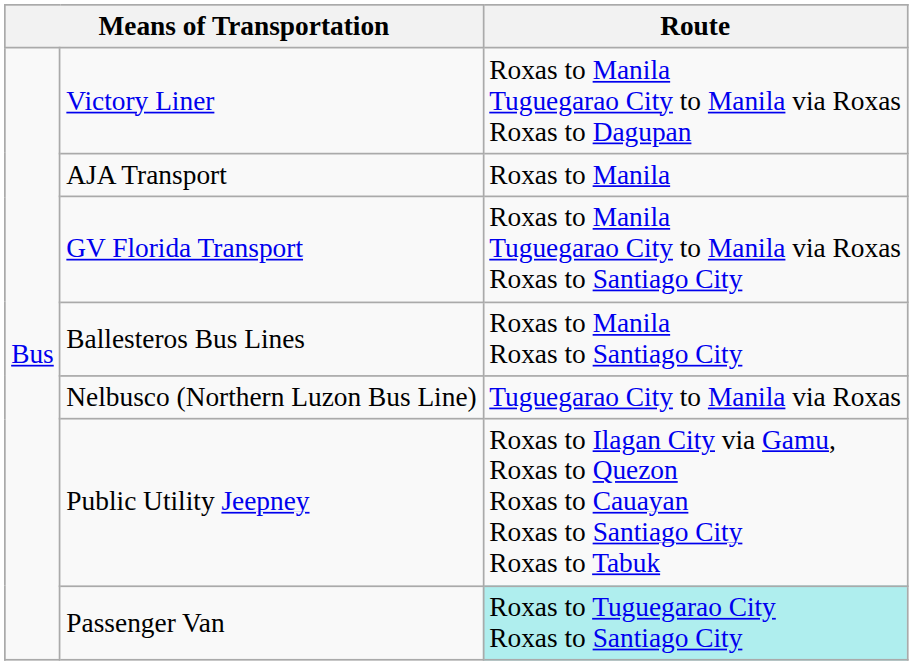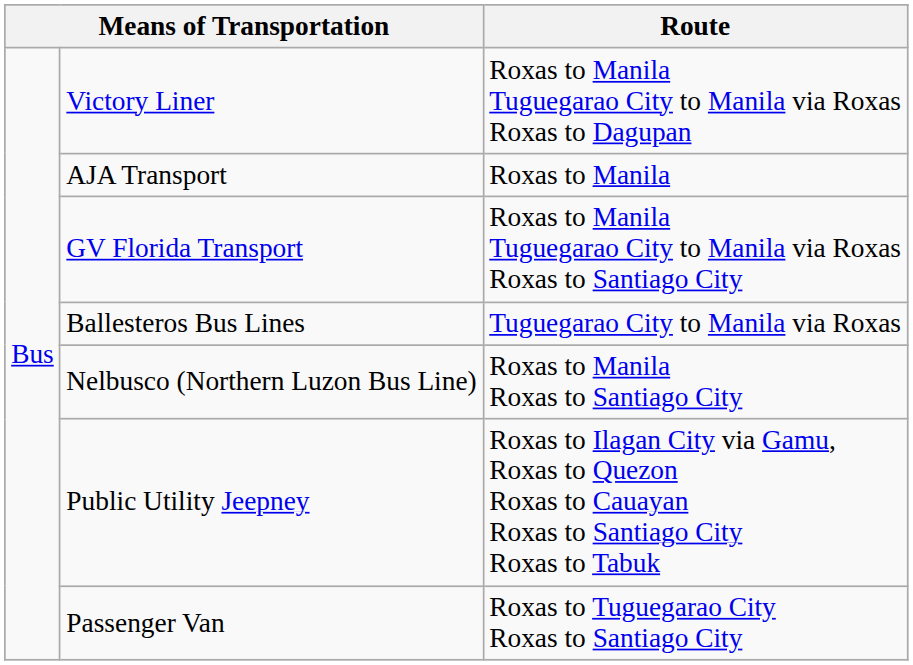(616, 338) Roxas to Manila Roxas to Santiago City -> (695, 322) Tuguegarao City to Manila via Roxas
(695, 397) Tuguegarao City to Manila via Roxas -> (616, 381) Roxas to Manila Roxas to Santiago City
(633, 622) paleturquoise background -> (633, 622) no background
